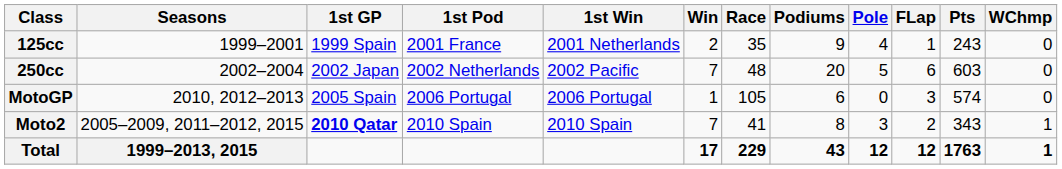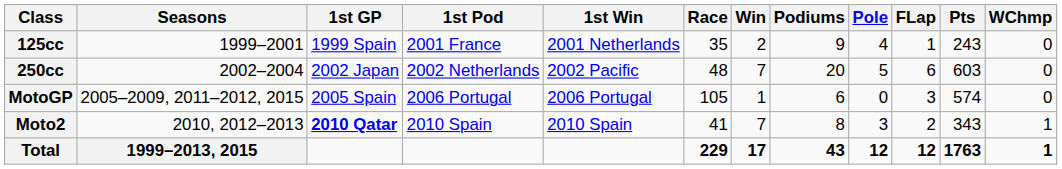columns swapped: (746, 17) <-> (703, 17)
(238, 97) 2010, 2012–2013 -> (192, 97) 2005–2009, 2011–2012, 2015
(192, 124) 2005–2009, 2011–2012, 2015 -> (238, 124) 2010, 2012–2013
